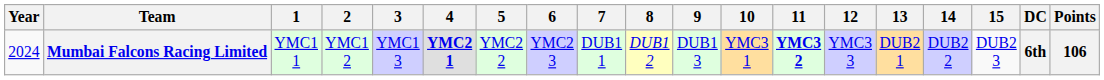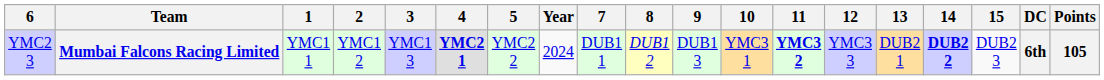columns swapped: (24, 16) <-> (552, 16)
(948, 51) normal -> (948, 51) bold
(1075, 51) 106 -> (1075, 51) 105
